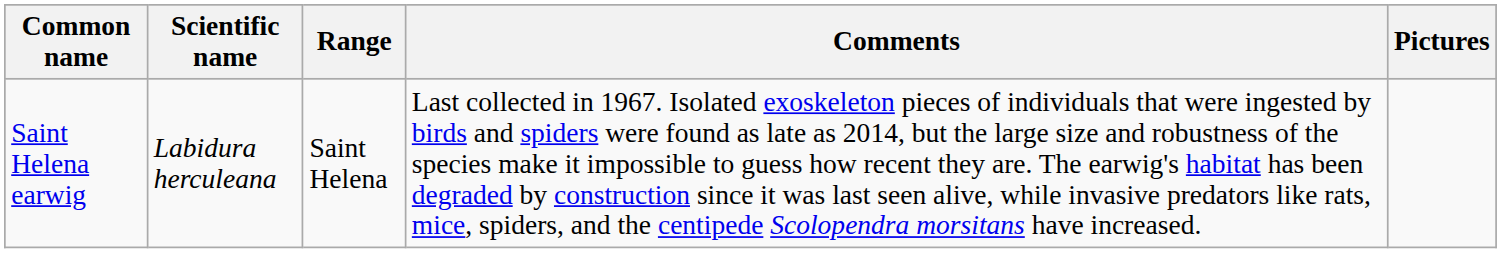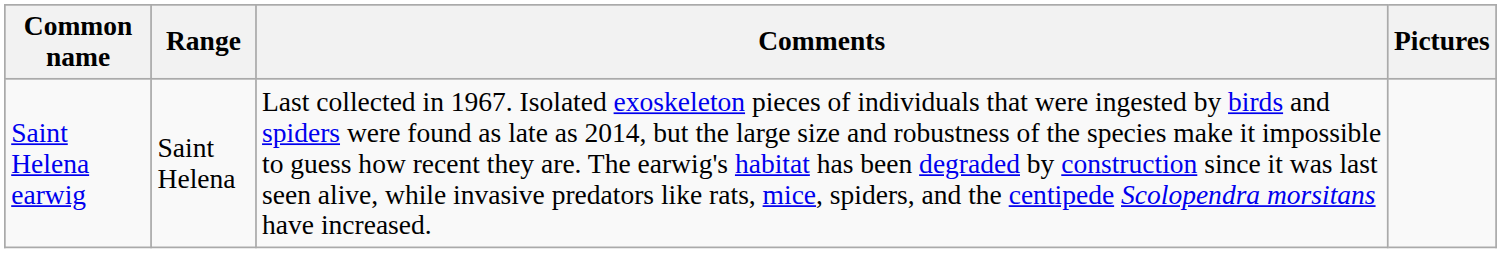- column: (225, 41)
